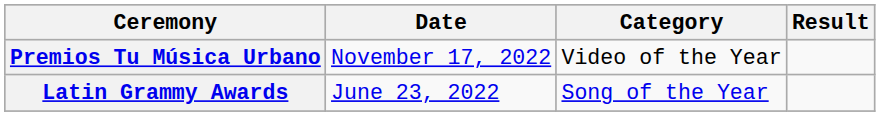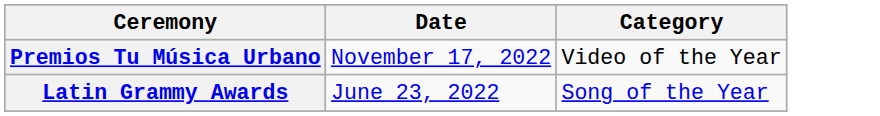- column: (831, 22)
